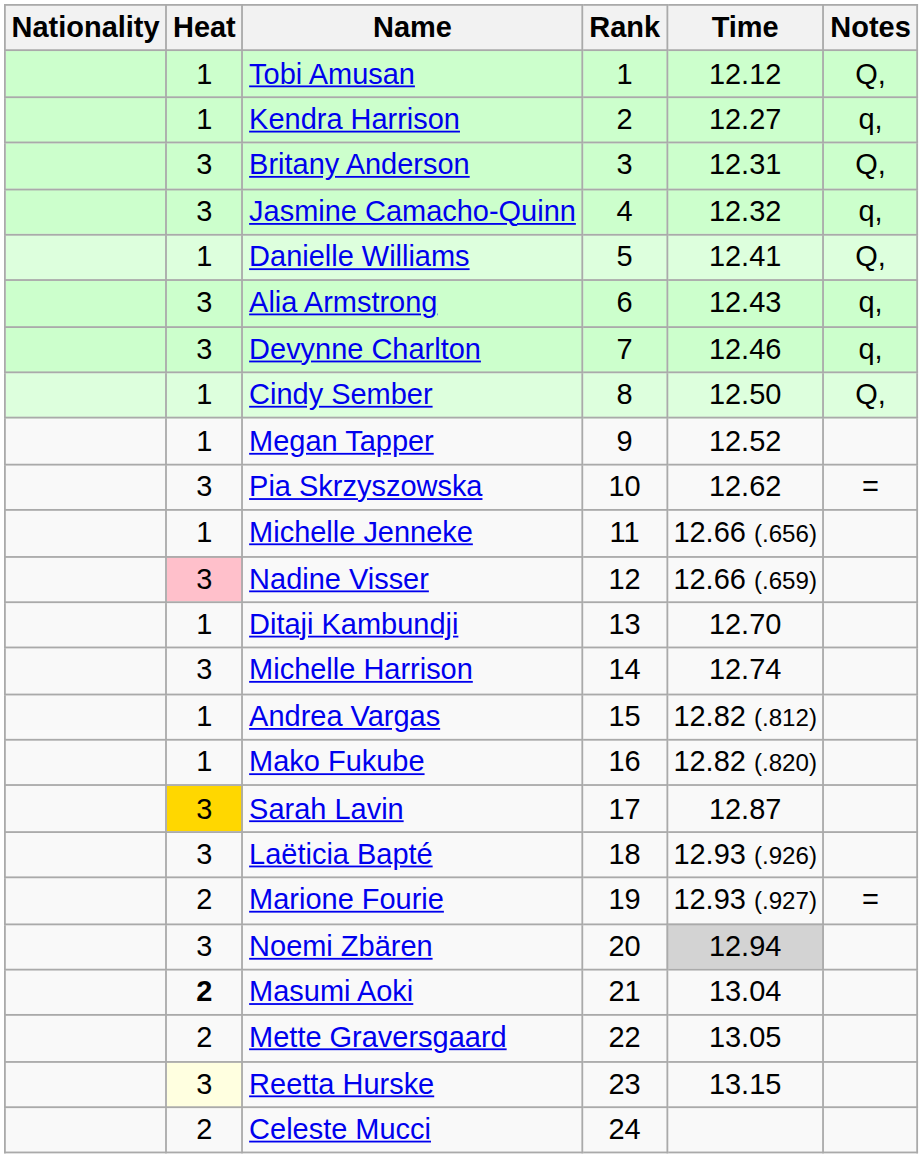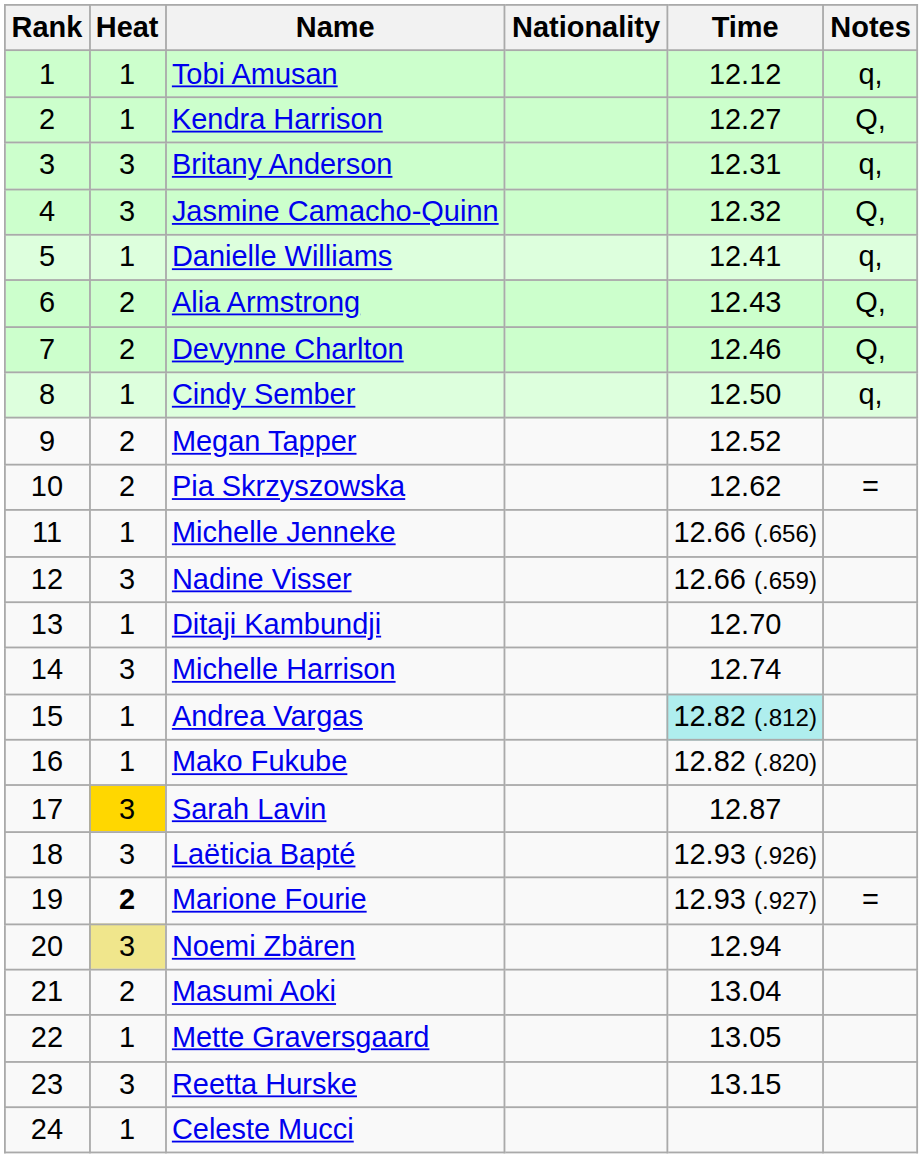columns swapped: (625, 27) <-> (86, 27)
(871, 73) Q, -> (871, 73) q,
(871, 119) q, -> (871, 119) Q,
(871, 165) Q, -> (871, 165) q,
(871, 211) q, -> (871, 211) Q,
(871, 257) Q, -> (871, 257) q,
(204, 303) 3 -> (127, 303) 2
(871, 303) q, -> (871, 303) Q,
(204, 348) 3 -> (127, 348) 2
(871, 348) q, -> (871, 348) Q,
(871, 394) Q, -> (871, 394) q,
(204, 440) 1 -> (127, 440) 2
(204, 486) 3 -> (127, 486) 2
(204, 578) pink background -> (127, 578) no background
(745, 716) no background -> (745, 716) paleturquoise background
(204, 900) normal -> (127, 900) bold
(204, 946) no background -> (127, 946) khaki background
(745, 946) lightgrey background -> (745, 946) no background
(204, 991) bold -> (127, 991) normal
(204, 1037) 2 -> (127, 1037) 1
(204, 1083) lightyellow background -> (127, 1083) no background
(204, 1129) 2 -> (127, 1129) 1
